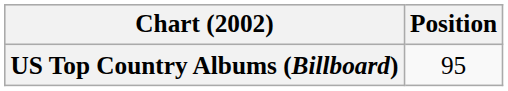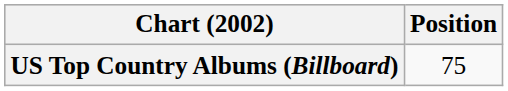(454, 64) 95 -> (454, 64) 75
